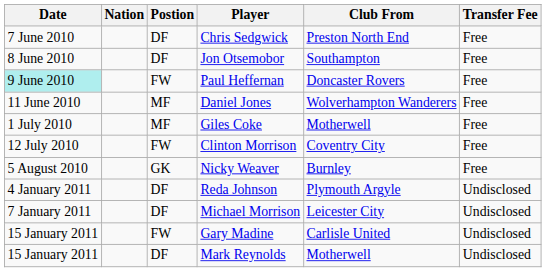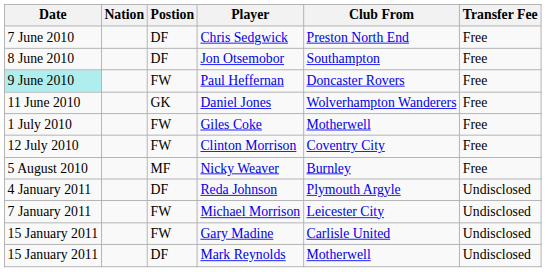(160, 102) MF -> (160, 102) GK
(160, 124) MF -> (161, 124) FW
(160, 168) GK -> (160, 168) MF
(159, 211) DF -> (161, 211) FW
